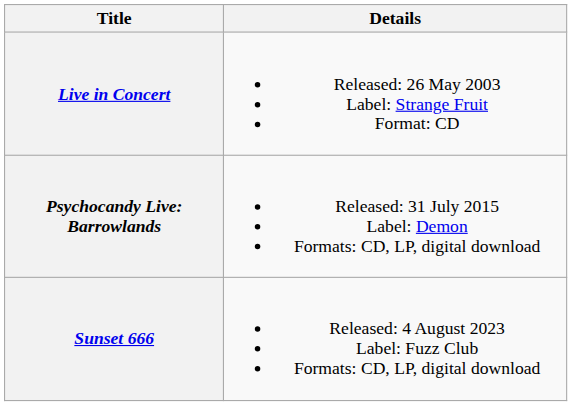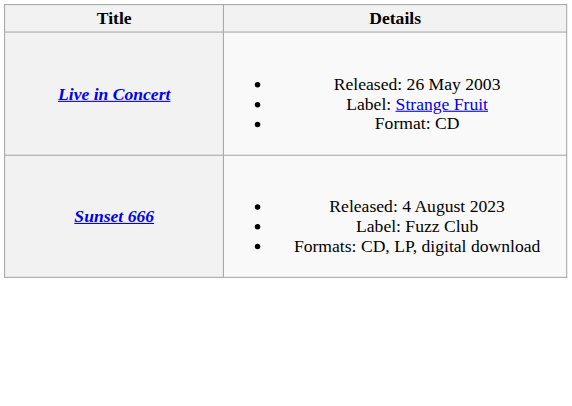- row: (114, 216)
